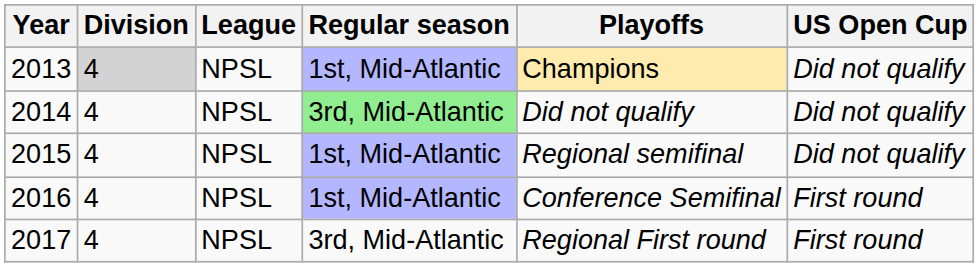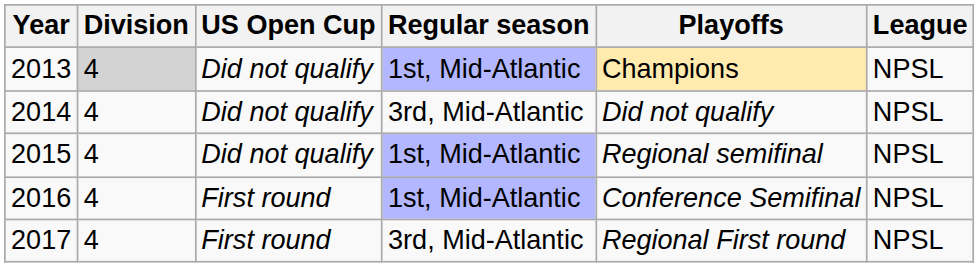columns swapped: (249, 25) <-> (880, 25)
(406, 111) lightgreen background -> (486, 111) no background
